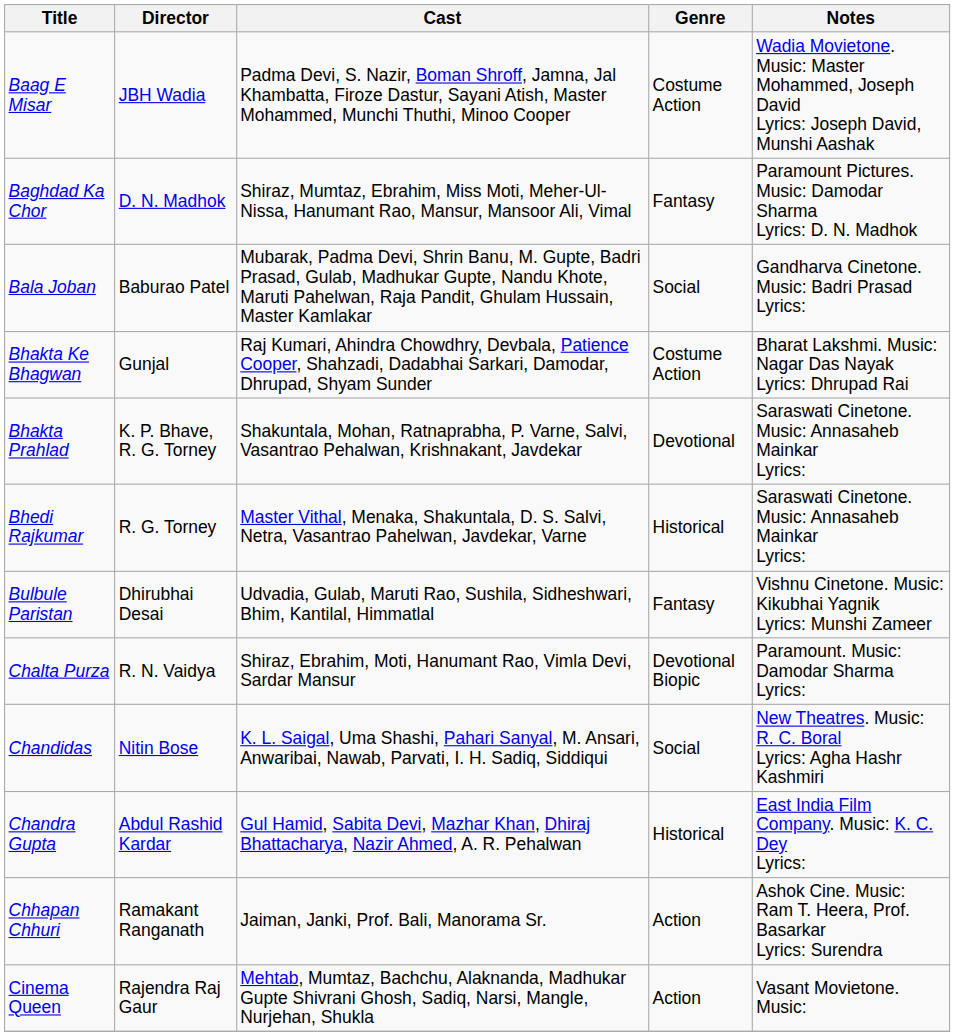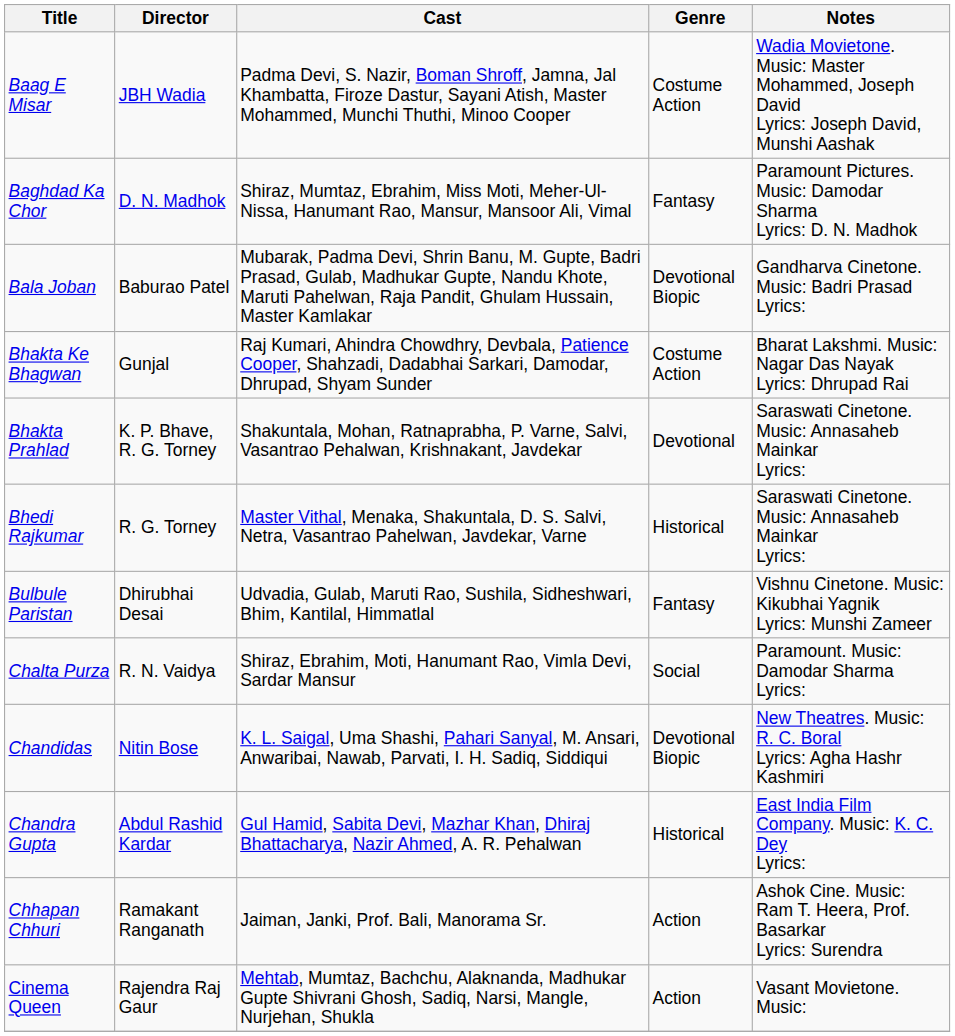(676, 287) Social -> (694, 287) Devotional Biopic
(694, 671) Devotional Biopic -> (676, 671) Social
(676, 747) Social -> (694, 747) Devotional Biopic
